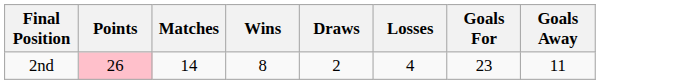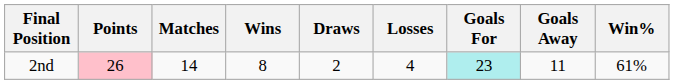+ column: (632, 28)
(484, 65) no background -> (484, 65) paleturquoise background
